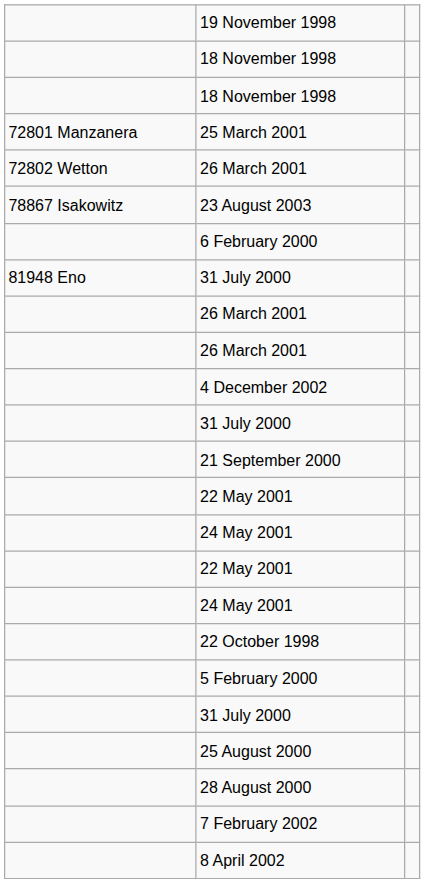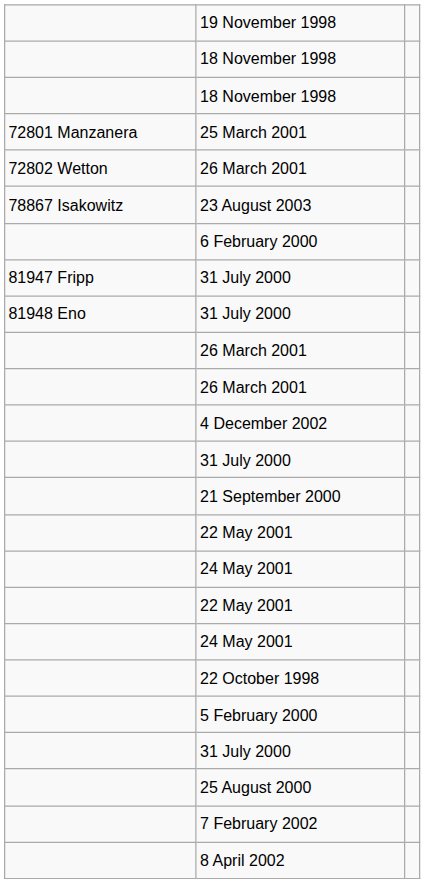+ row: (51, 278)
- row: (100, 787)
